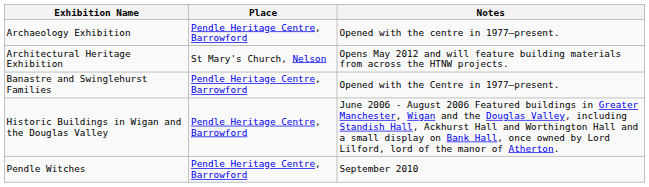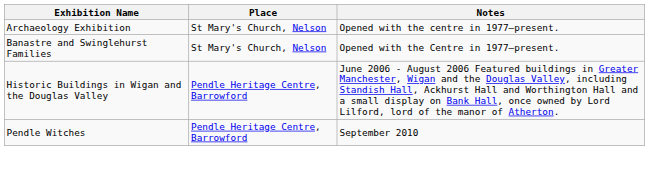(256, 33) Pendle Heritage Centre, Barrowford -> (259, 27) St Mary's Church, Nelson
- row: (69, 59)
(256, 85) Pendle Heritage Centre, Barrowford -> (259, 48) St Mary's Church, Nelson
